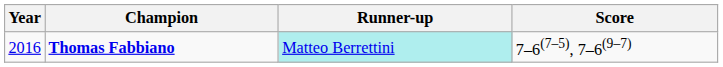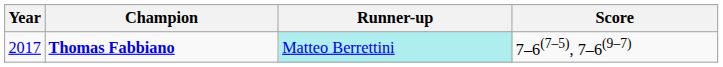(25, 47) 2016 -> (25, 47) 2017
